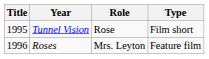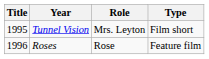(104, 29) Rose -> (120, 29) Mrs. Leyton
(120, 45) Mrs. Leyton -> (104, 45) Rose
